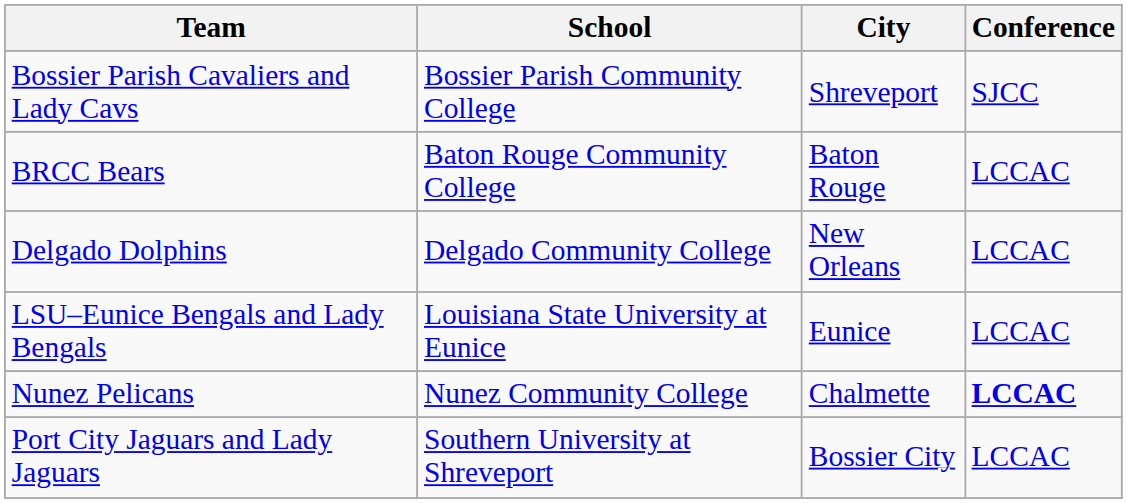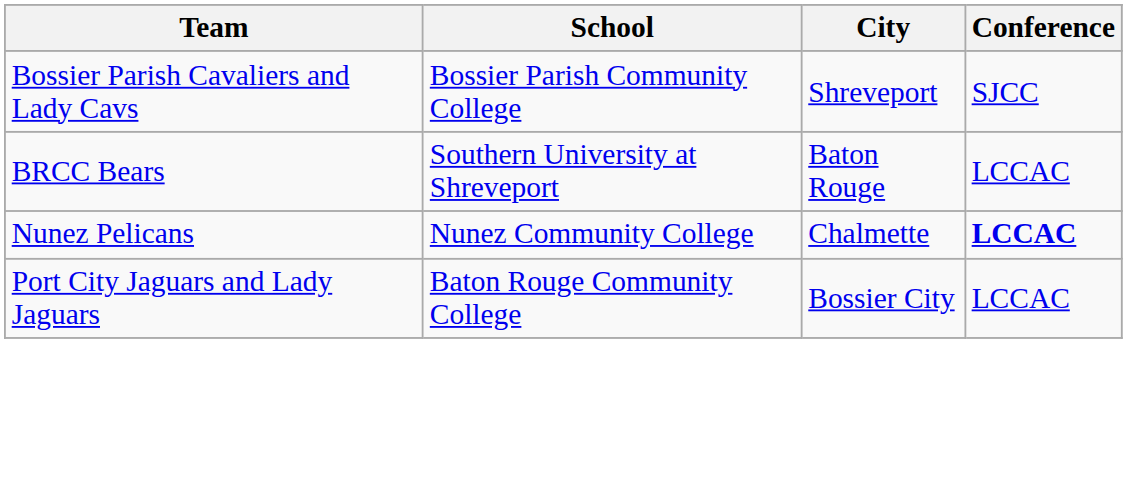(575, 170) Baton Rouge Community College -> (563, 170) Southern University at Shreveport
- row: (119, 250)
- row: (198, 330)
(557, 457) Southern University at Shreveport -> (581, 297) Baton Rouge Community College
